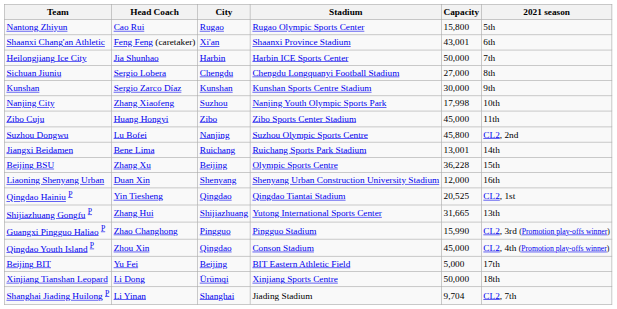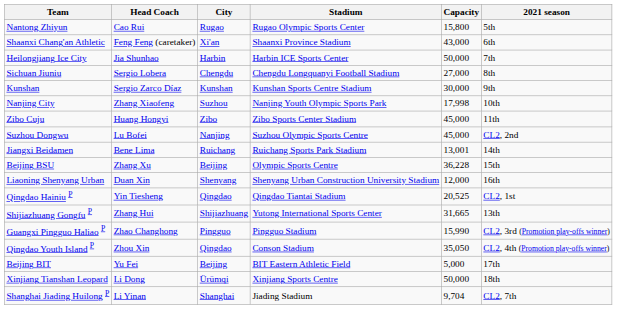(456, 42) 43,001 -> (456, 42) 43,000
(456, 134) 45,800 -> (456, 134) 45,000
(456, 248) 45,000 -> (456, 248) 35,050
